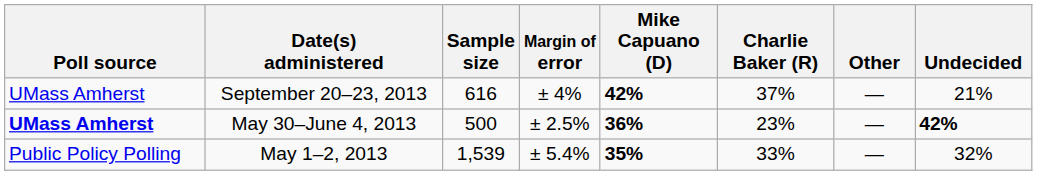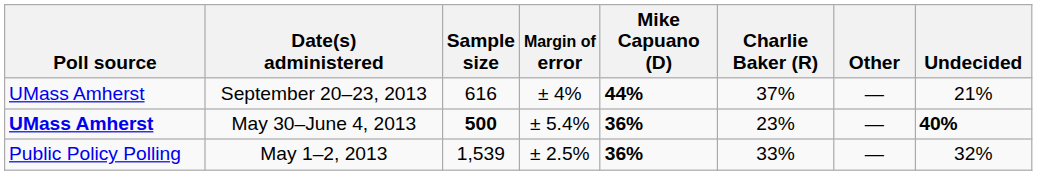(624, 93) 42% -> (624, 93) 44%
(481, 123) normal -> (481, 123) bold
(560, 123) ± 2.5% -> (560, 123) ± 5.4%
(938, 123) 42% -> (938, 123) 40%
(560, 154) ± 5.4% -> (560, 154) ± 2.5%
(624, 154) 35% -> (624, 154) 36%
